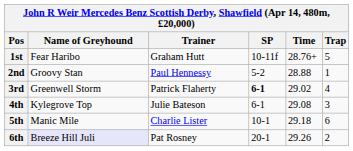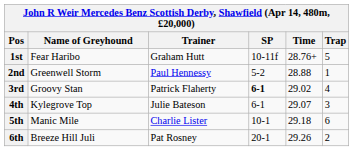(57, 72) Groovy Stan -> (66, 72) Greenwell Storm
(66, 89) Greenwell Storm -> (57, 89) Groovy Stan
(299, 105) 29.08 -> (299, 105) 29.07
(63, 137) lavender background -> (63, 137) no background
